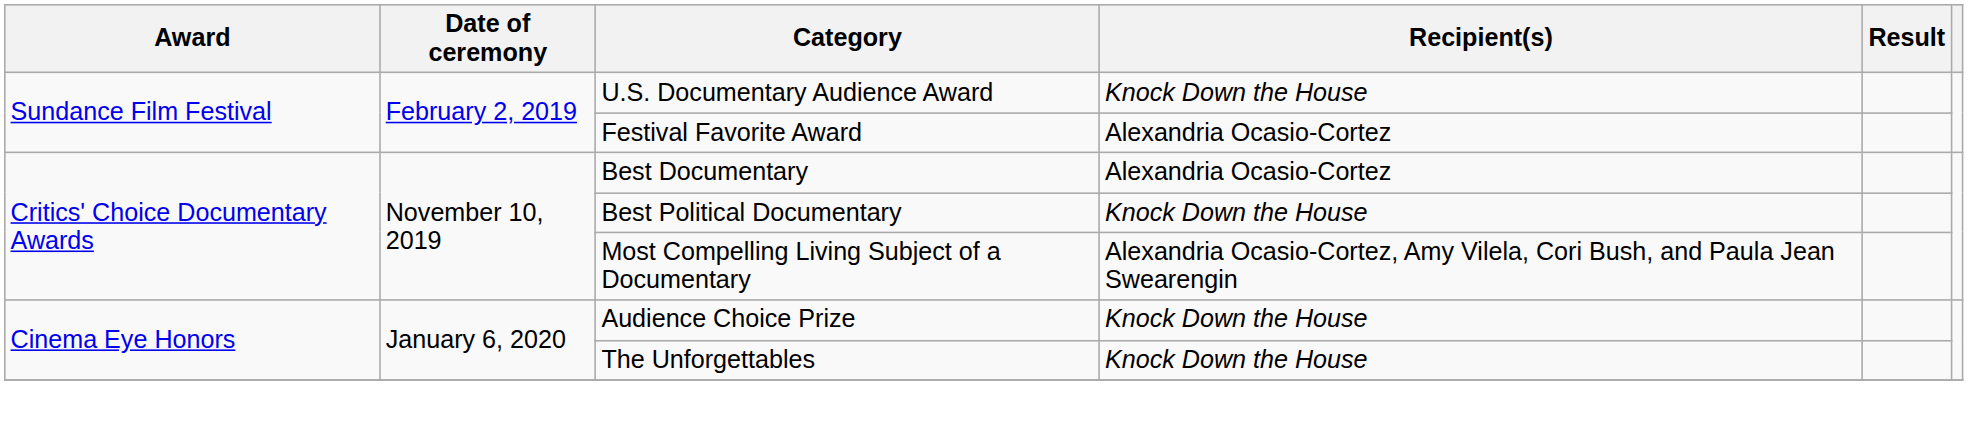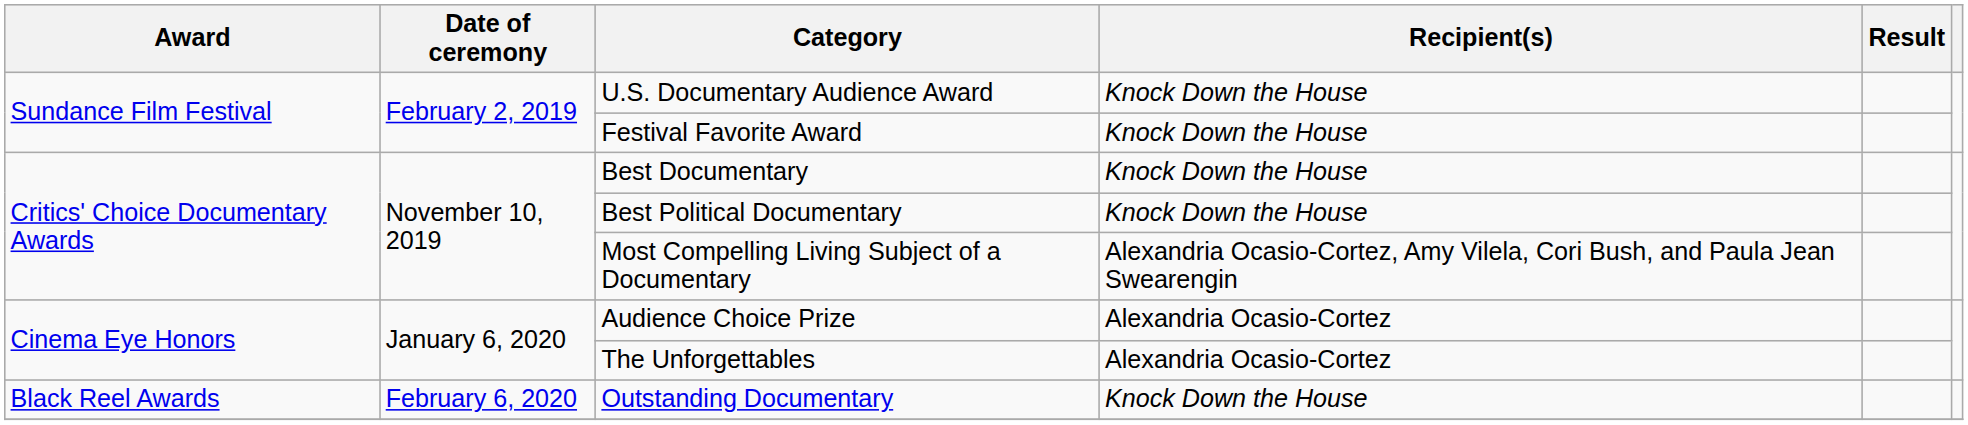(1248, 132) Alexandria Ocasio-Cortez -> (1236, 132) Knock Down the House
(1248, 172) Alexandria Ocasio-Cortez -> (1236, 172) Knock Down the House
(1236, 319) Knock Down the House -> (1248, 319) Alexandria Ocasio-Cortez
(1236, 359) Knock Down the House -> (1248, 359) Alexandria Ocasio-Cortez
+ row: (747, 399)
